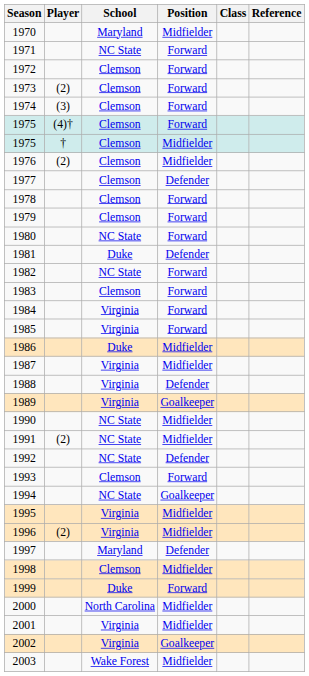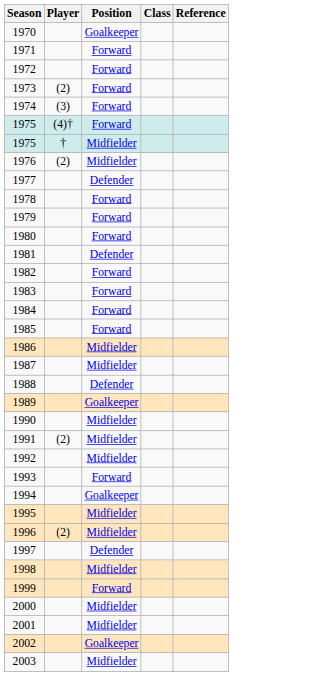- column: (120, 13)
(187, 32) Midfielder -> (112, 32) Goalkeeper
(187, 458) Defender -> (112, 458) Midfielder
